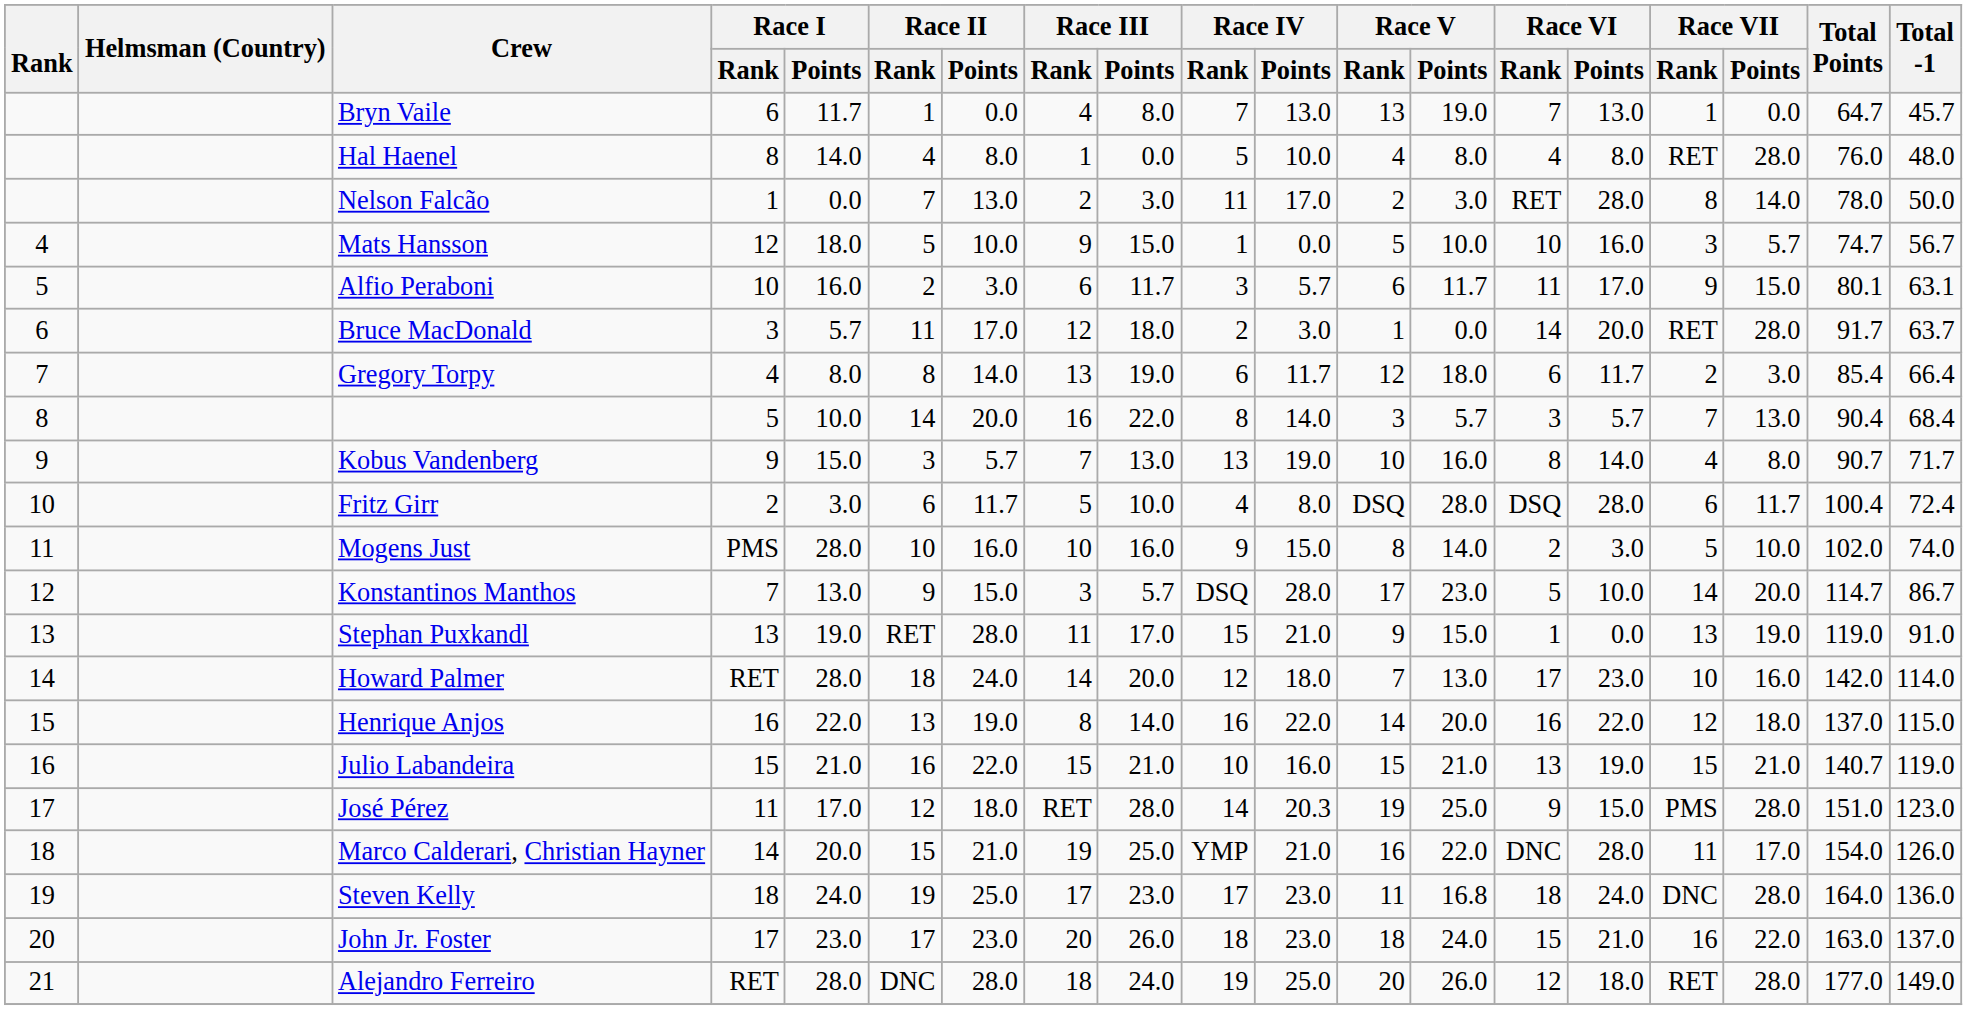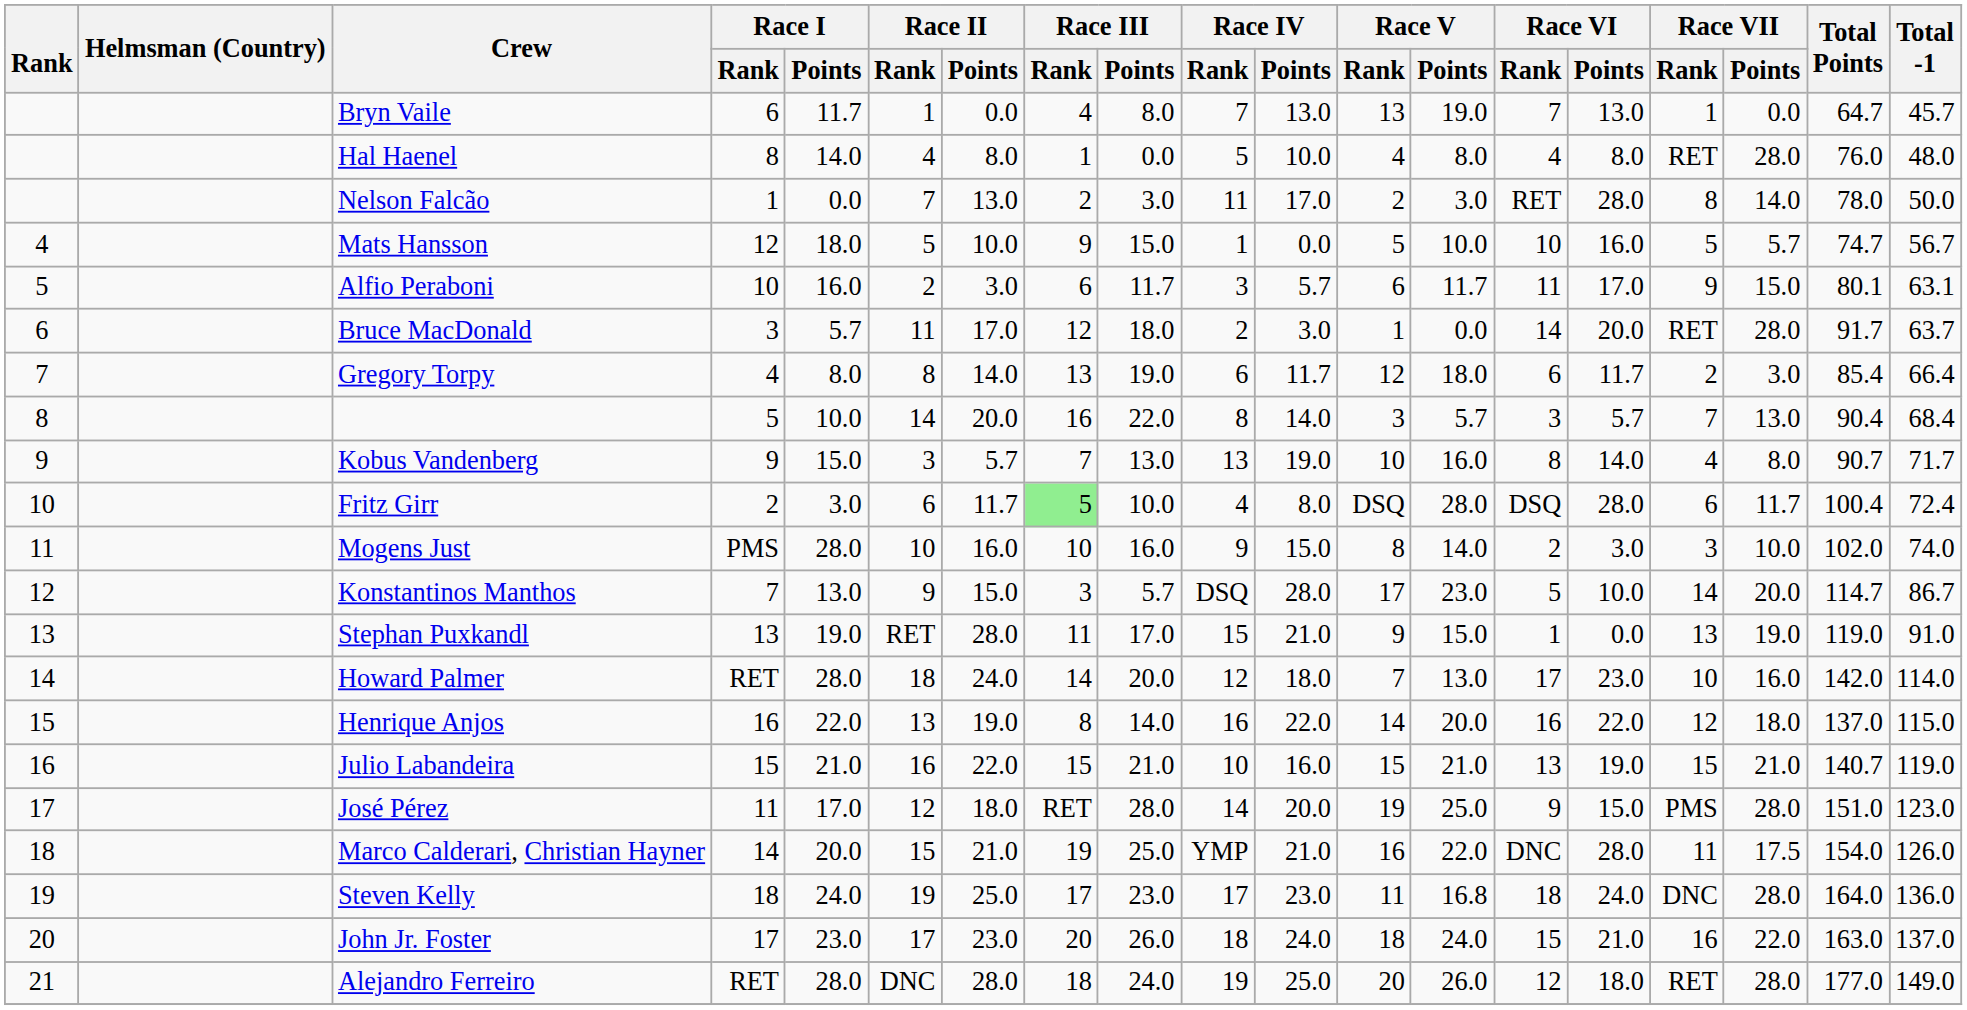(1711, 243) 3 -> (1711, 243) 5
(1085, 504) no background -> (1085, 504) lightgreen background
(1711, 548) 5 -> (1711, 548) 3
(1308, 808) 20.3 -> (1308, 808) 20.0
(1777, 852) 17.0 -> (1777, 852) 17.5
(1308, 939) 23.0 -> (1308, 939) 24.0
